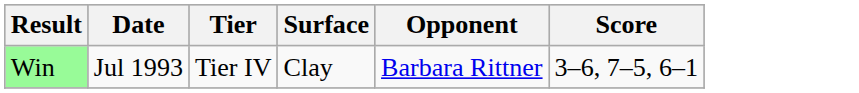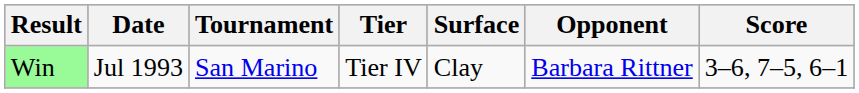+ column: (264, 25)
